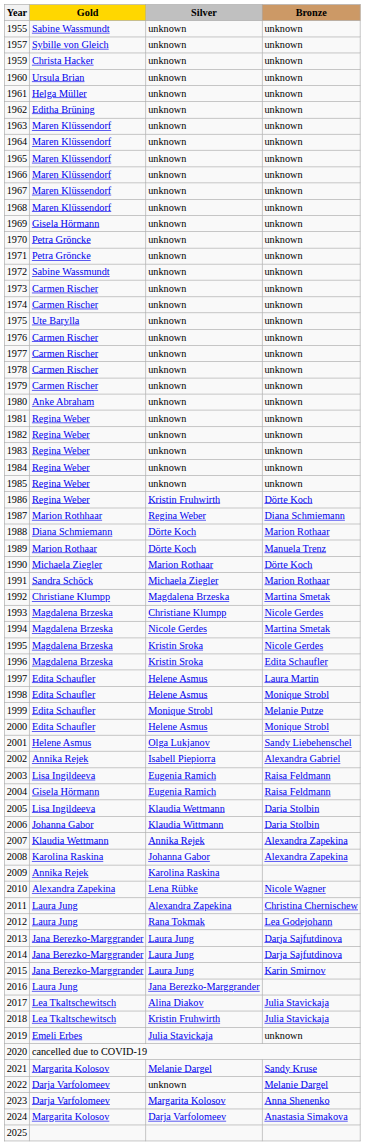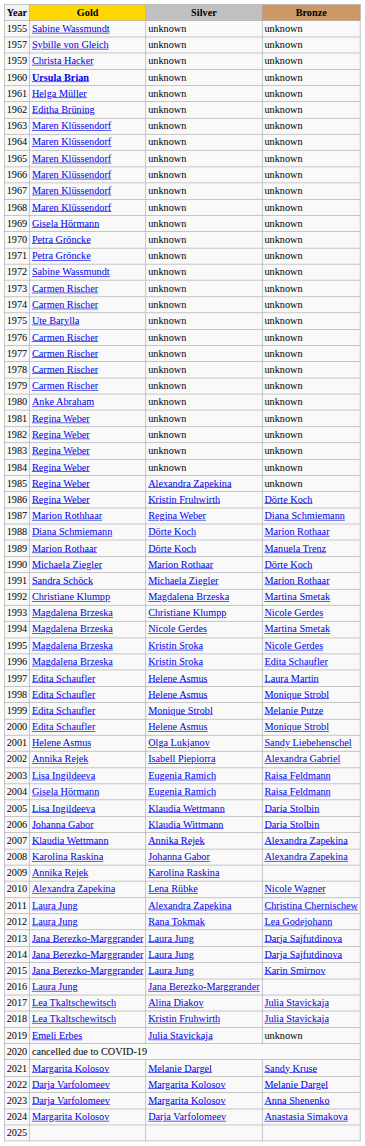(58, 77) normal -> (60, 77) bold
(167, 483) unknown -> (190, 483) Alexandra Zapekina
(167, 1084) unknown -> (187, 1084) Margarita Kolosov
